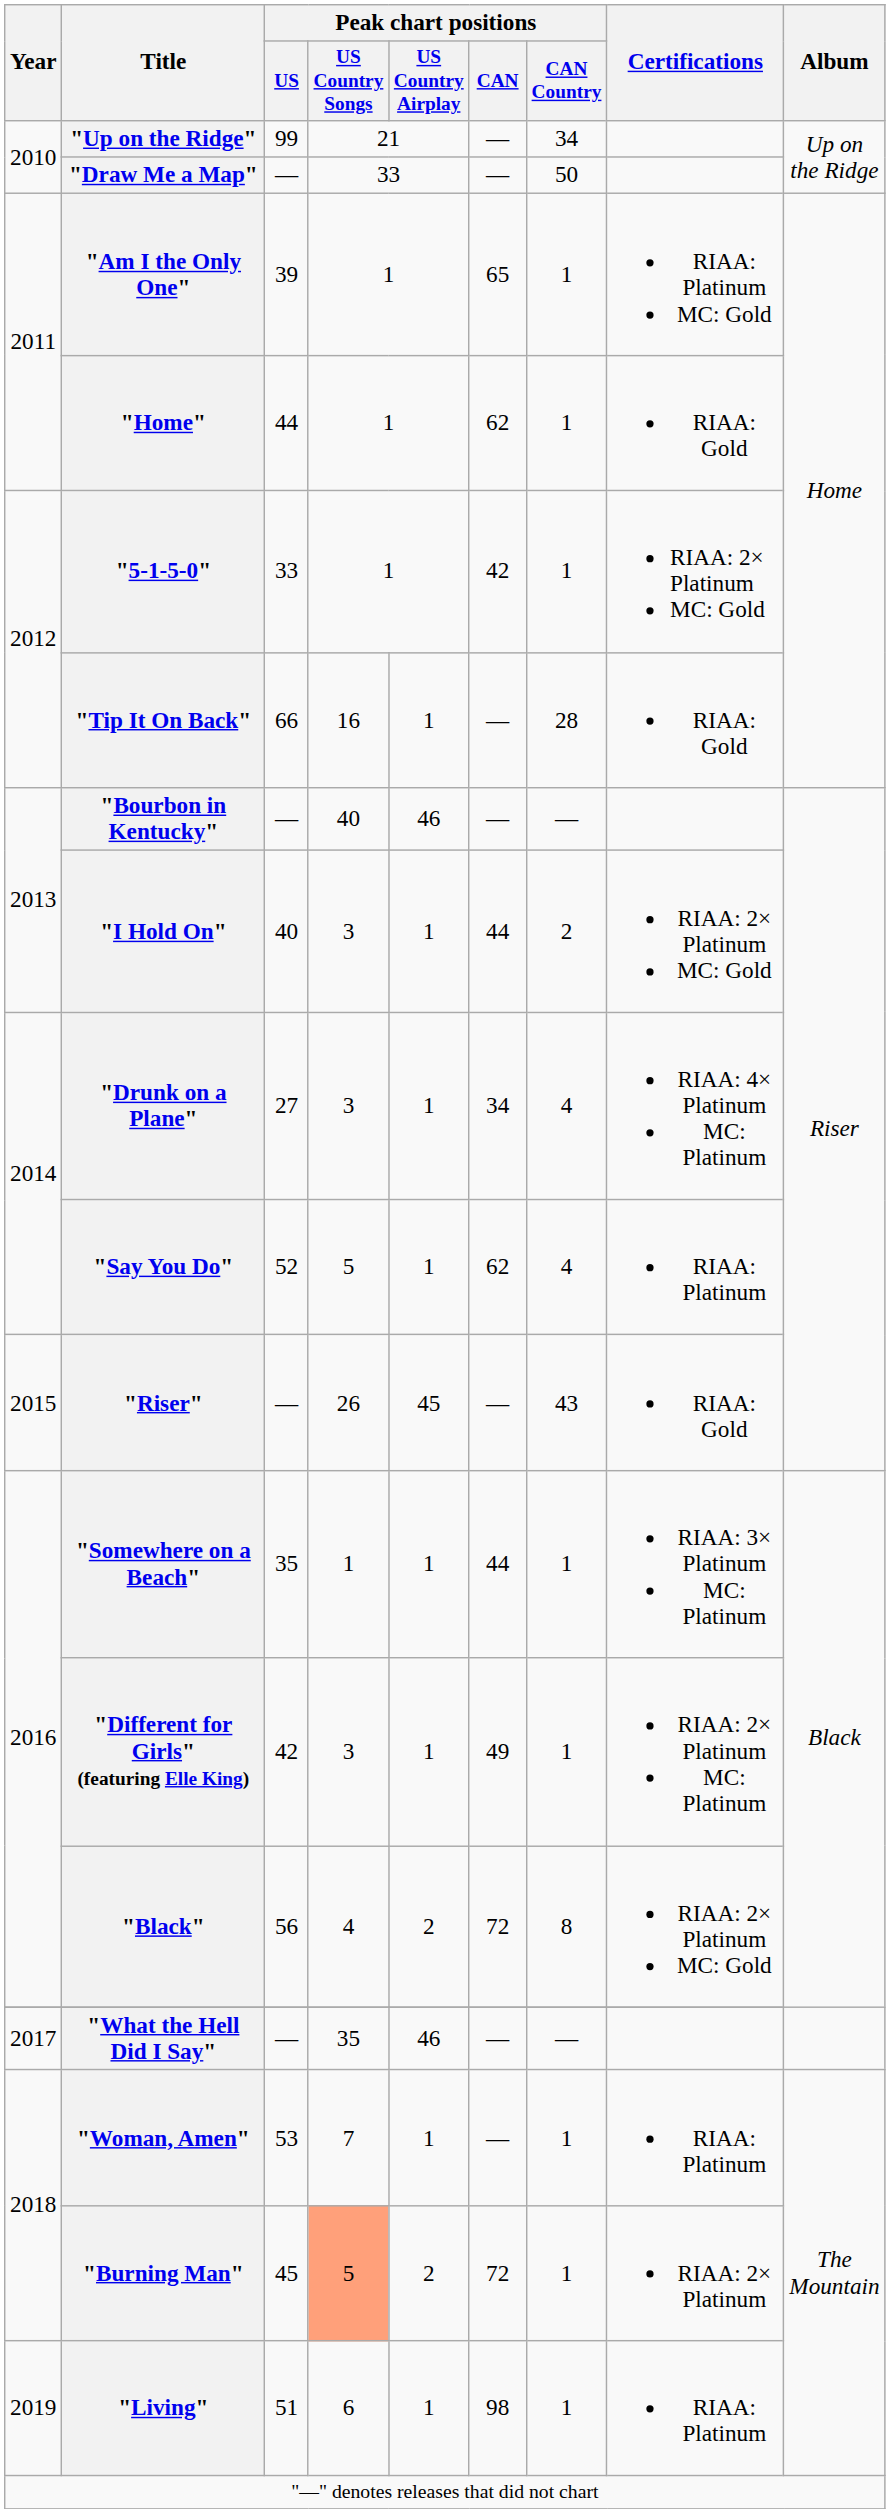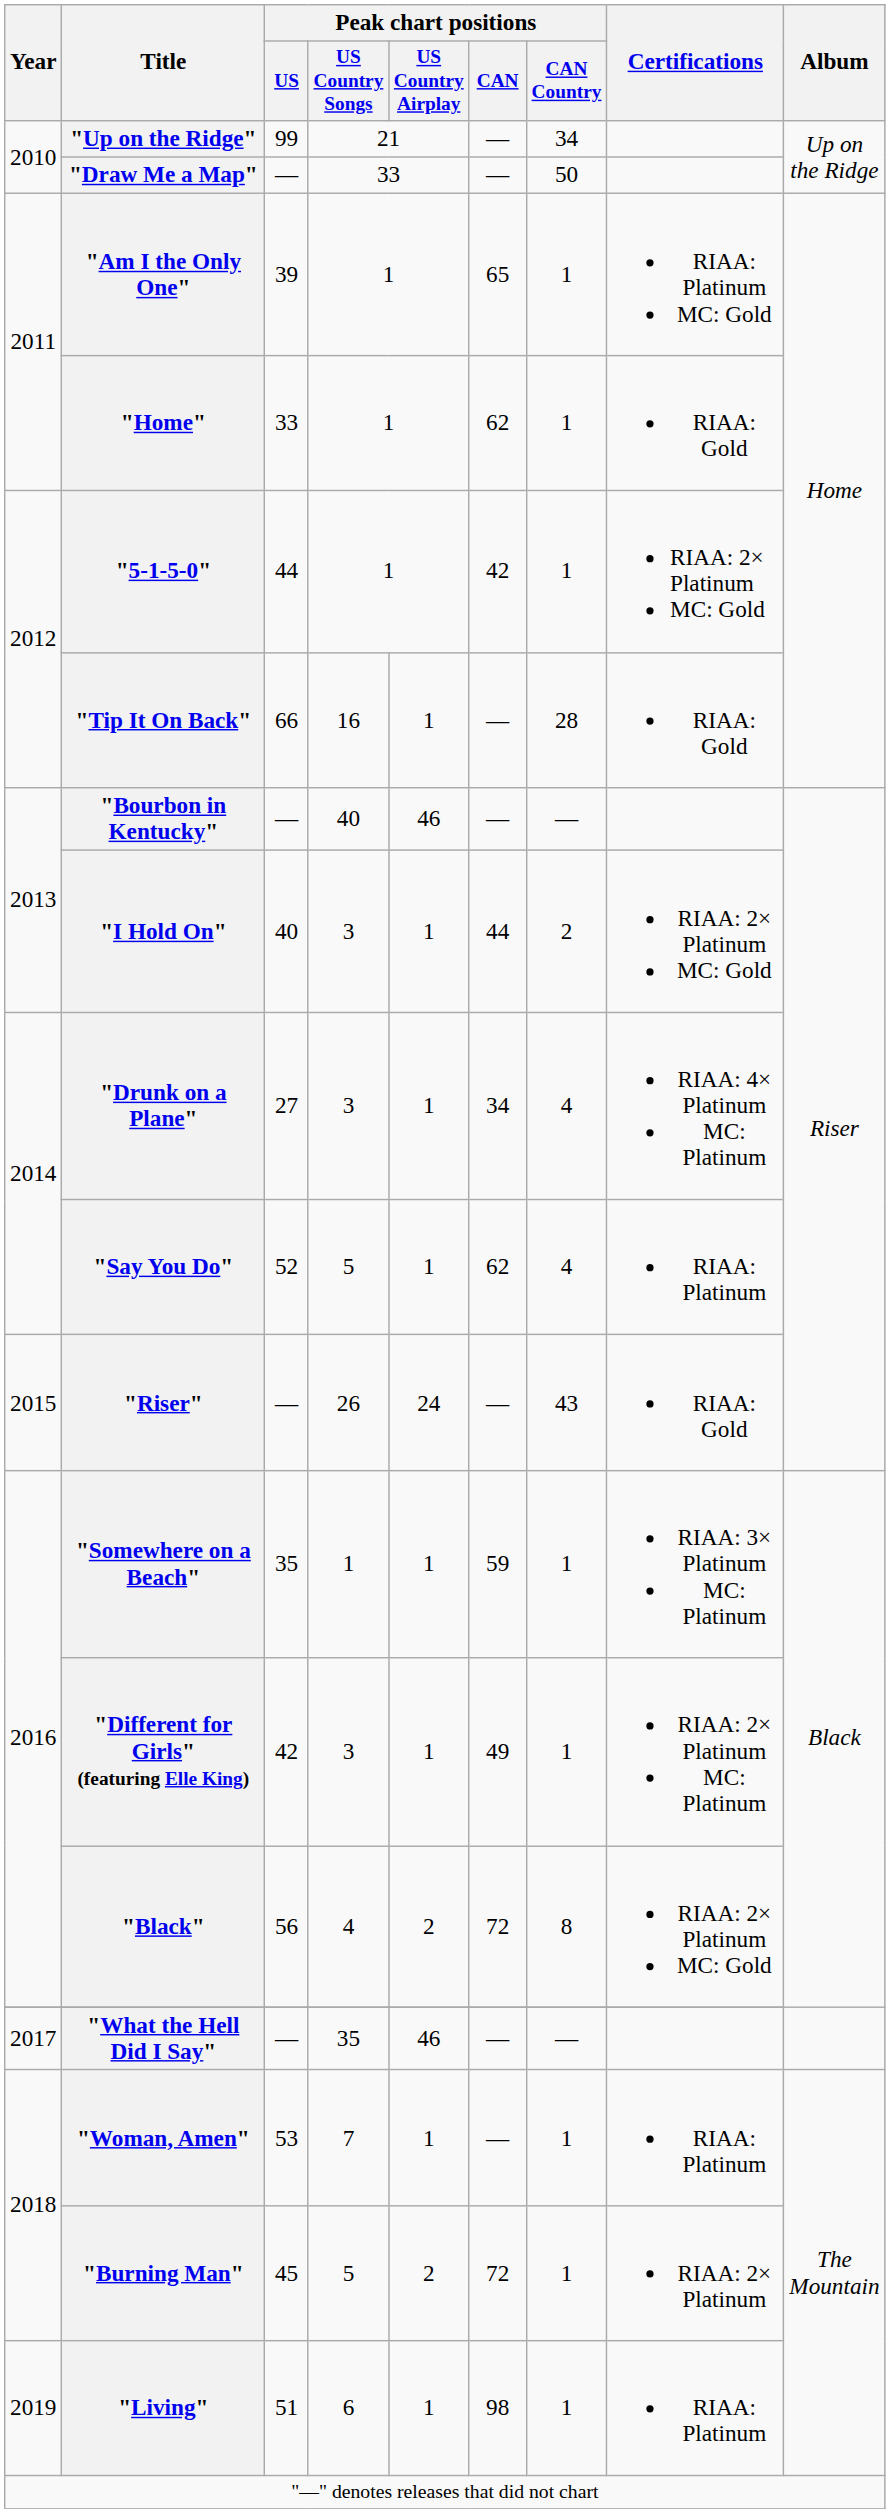(287, 422) 44 -> (287, 422) 33
(287, 571) 33 -> (287, 571) 44
(429, 1402) 45 -> (429, 1402) 24
(498, 1563) 44 -> (498, 1563) 59
(348, 2272) lightsalmon background -> (348, 2272) no background
